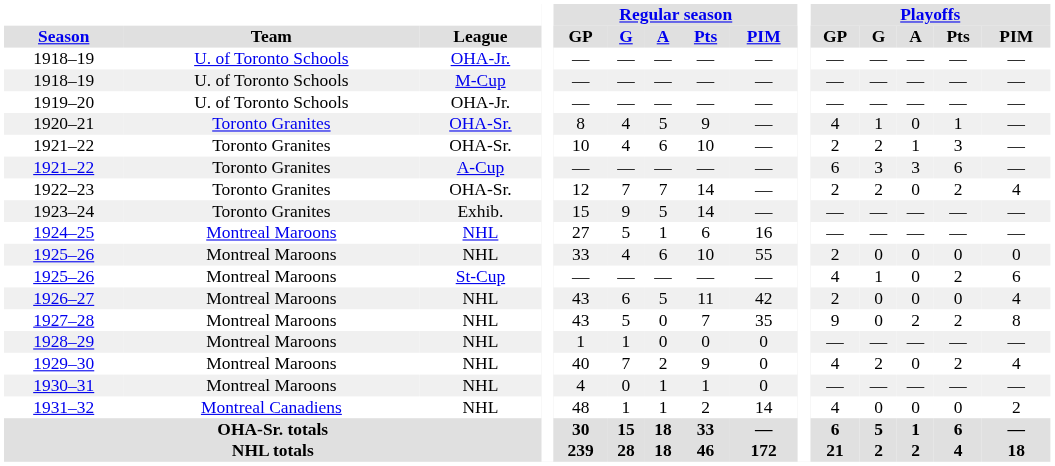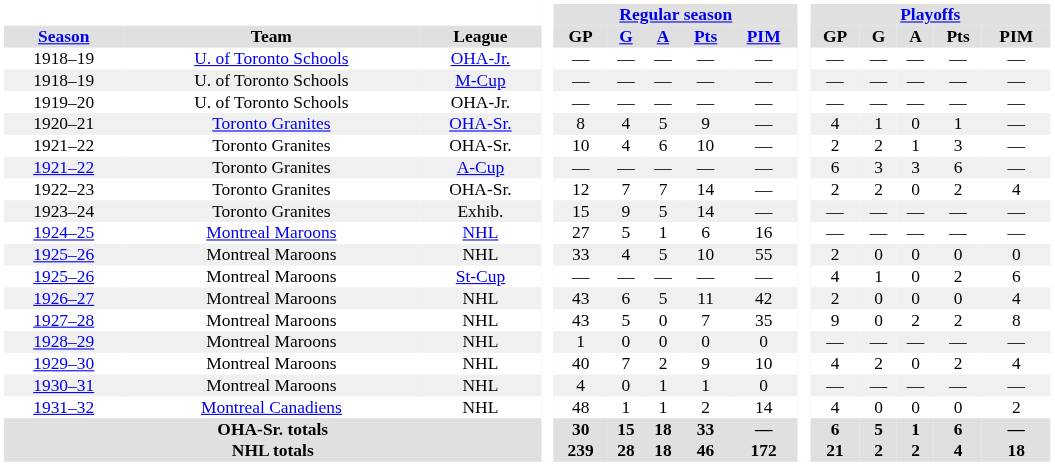(663, 254) 6 -> (663, 254) 5
(626, 341) 1 -> (626, 341) 0
(764, 363) 0 -> (764, 363) 10
